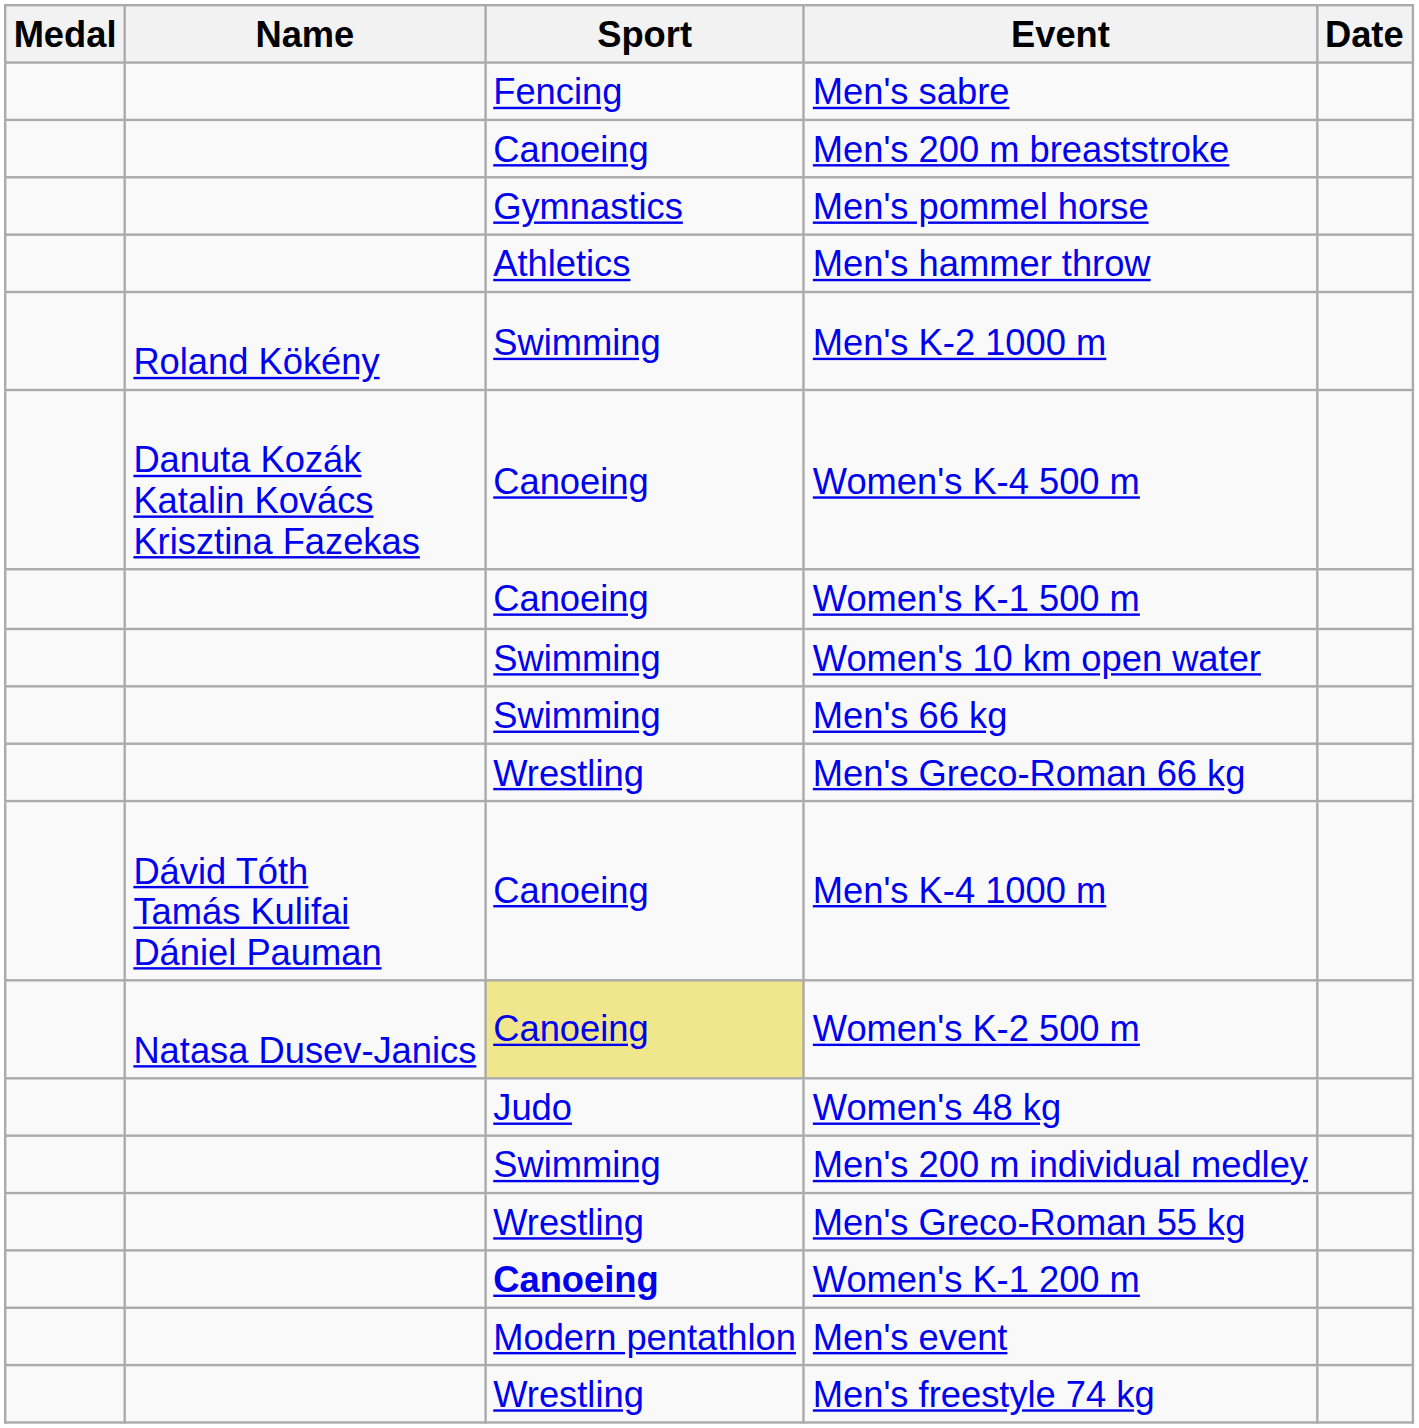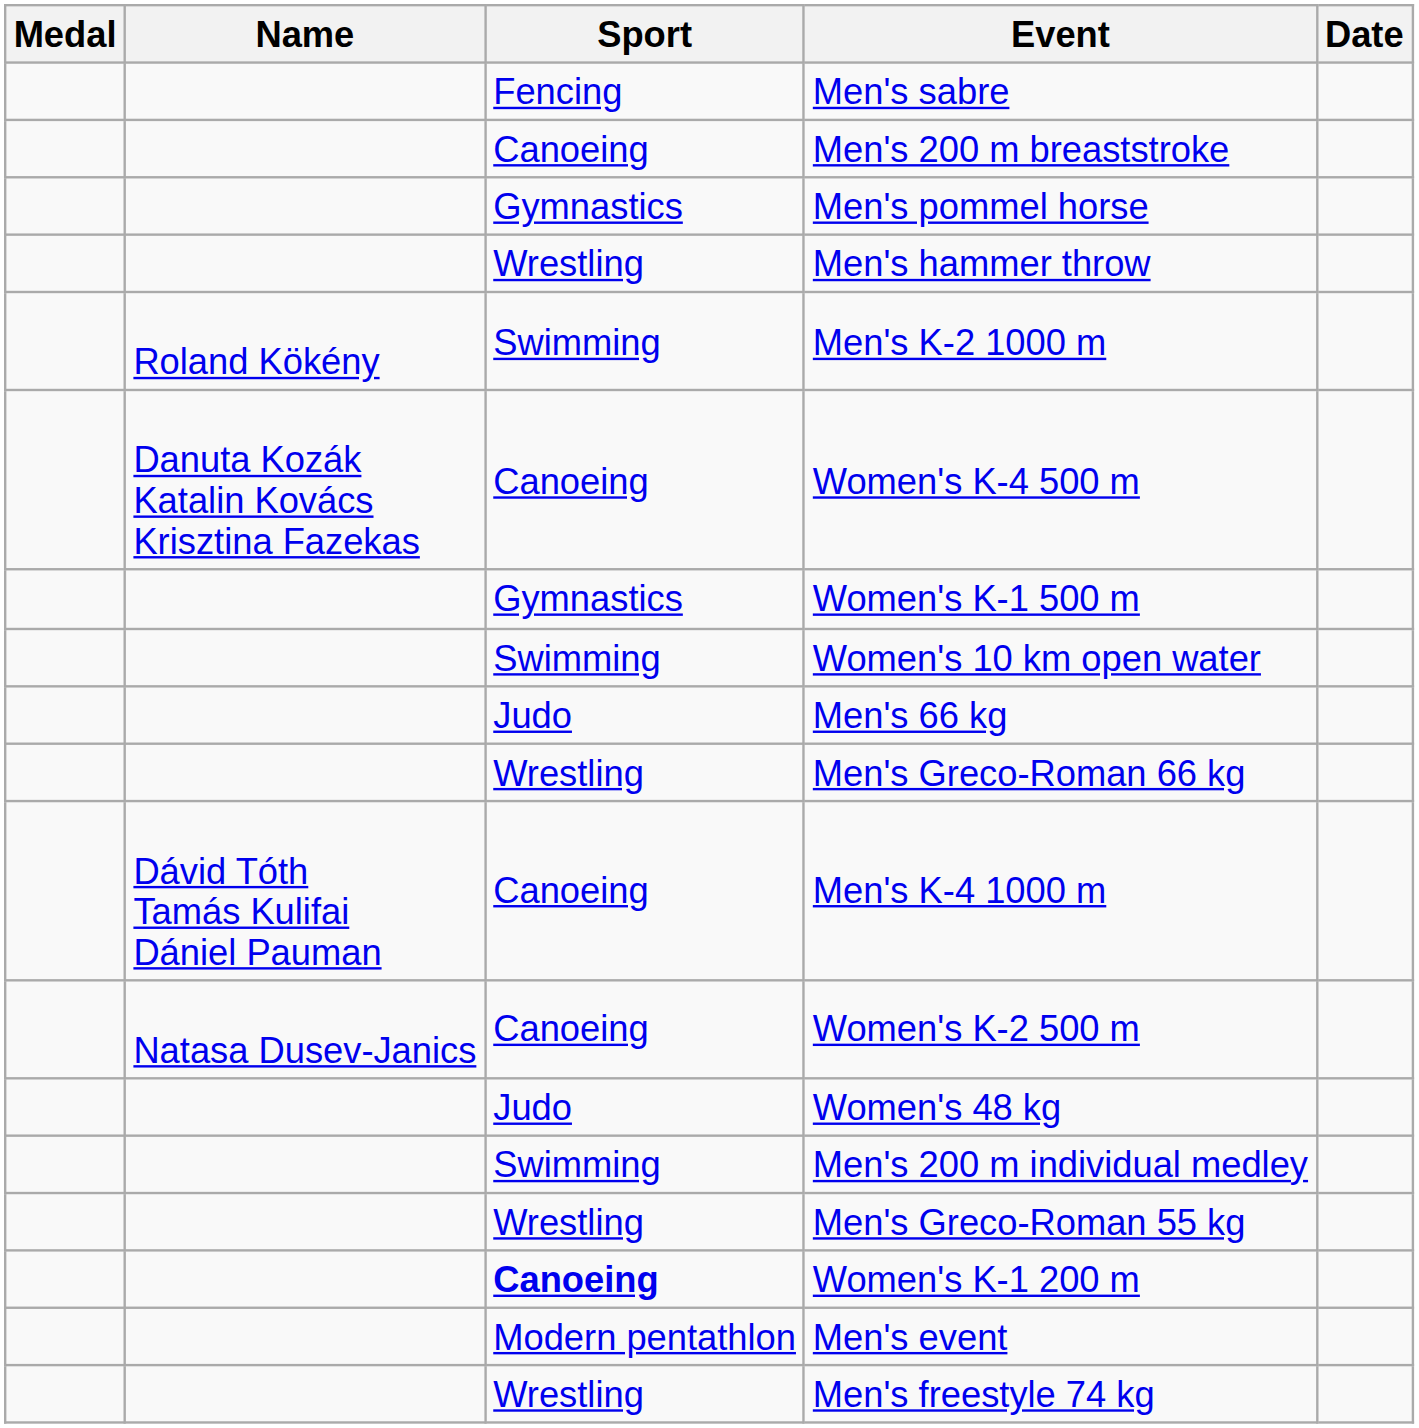(562, 264) Athletics -> (569, 264) Wrestling
(571, 599) Canoeing -> (588, 599) Gymnastics
(577, 714) Swimming -> (533, 714) Judo
(571, 1029) khaki background -> (571, 1029) no background
